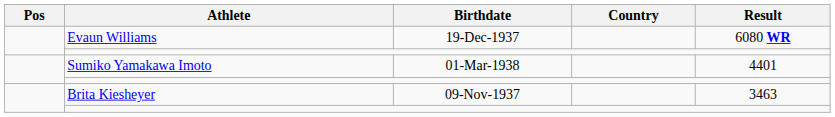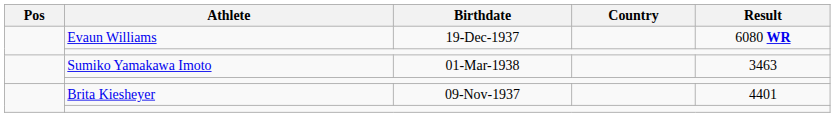(763, 66) 4401 -> (763, 66) 3463
(763, 94) 3463 -> (763, 94) 4401
